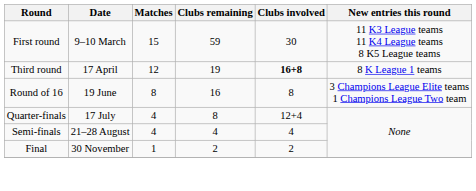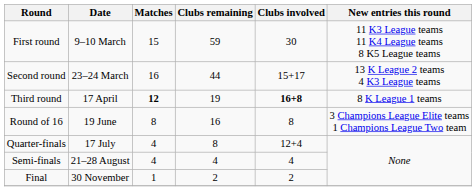+ row: (36, 76)
(154, 70) normal -> (154, 98) bold
